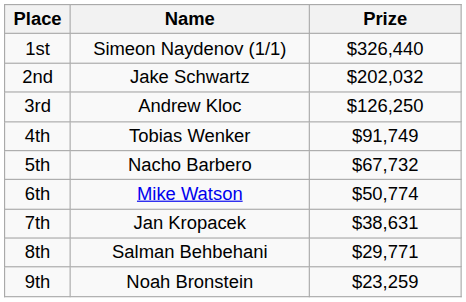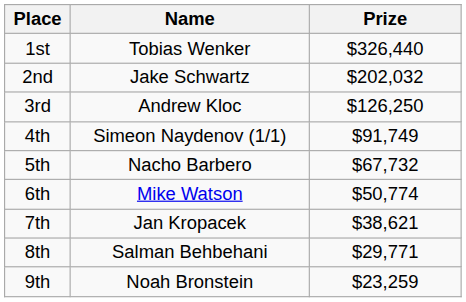(190, 48) Simeon Naydenov (1/1) -> (190, 48) Tobias Wenker
(190, 135) Tobias Wenker -> (190, 135) Simeon Naydenov (1/1)
(385, 223) $38,631 -> (385, 223) $38,621
